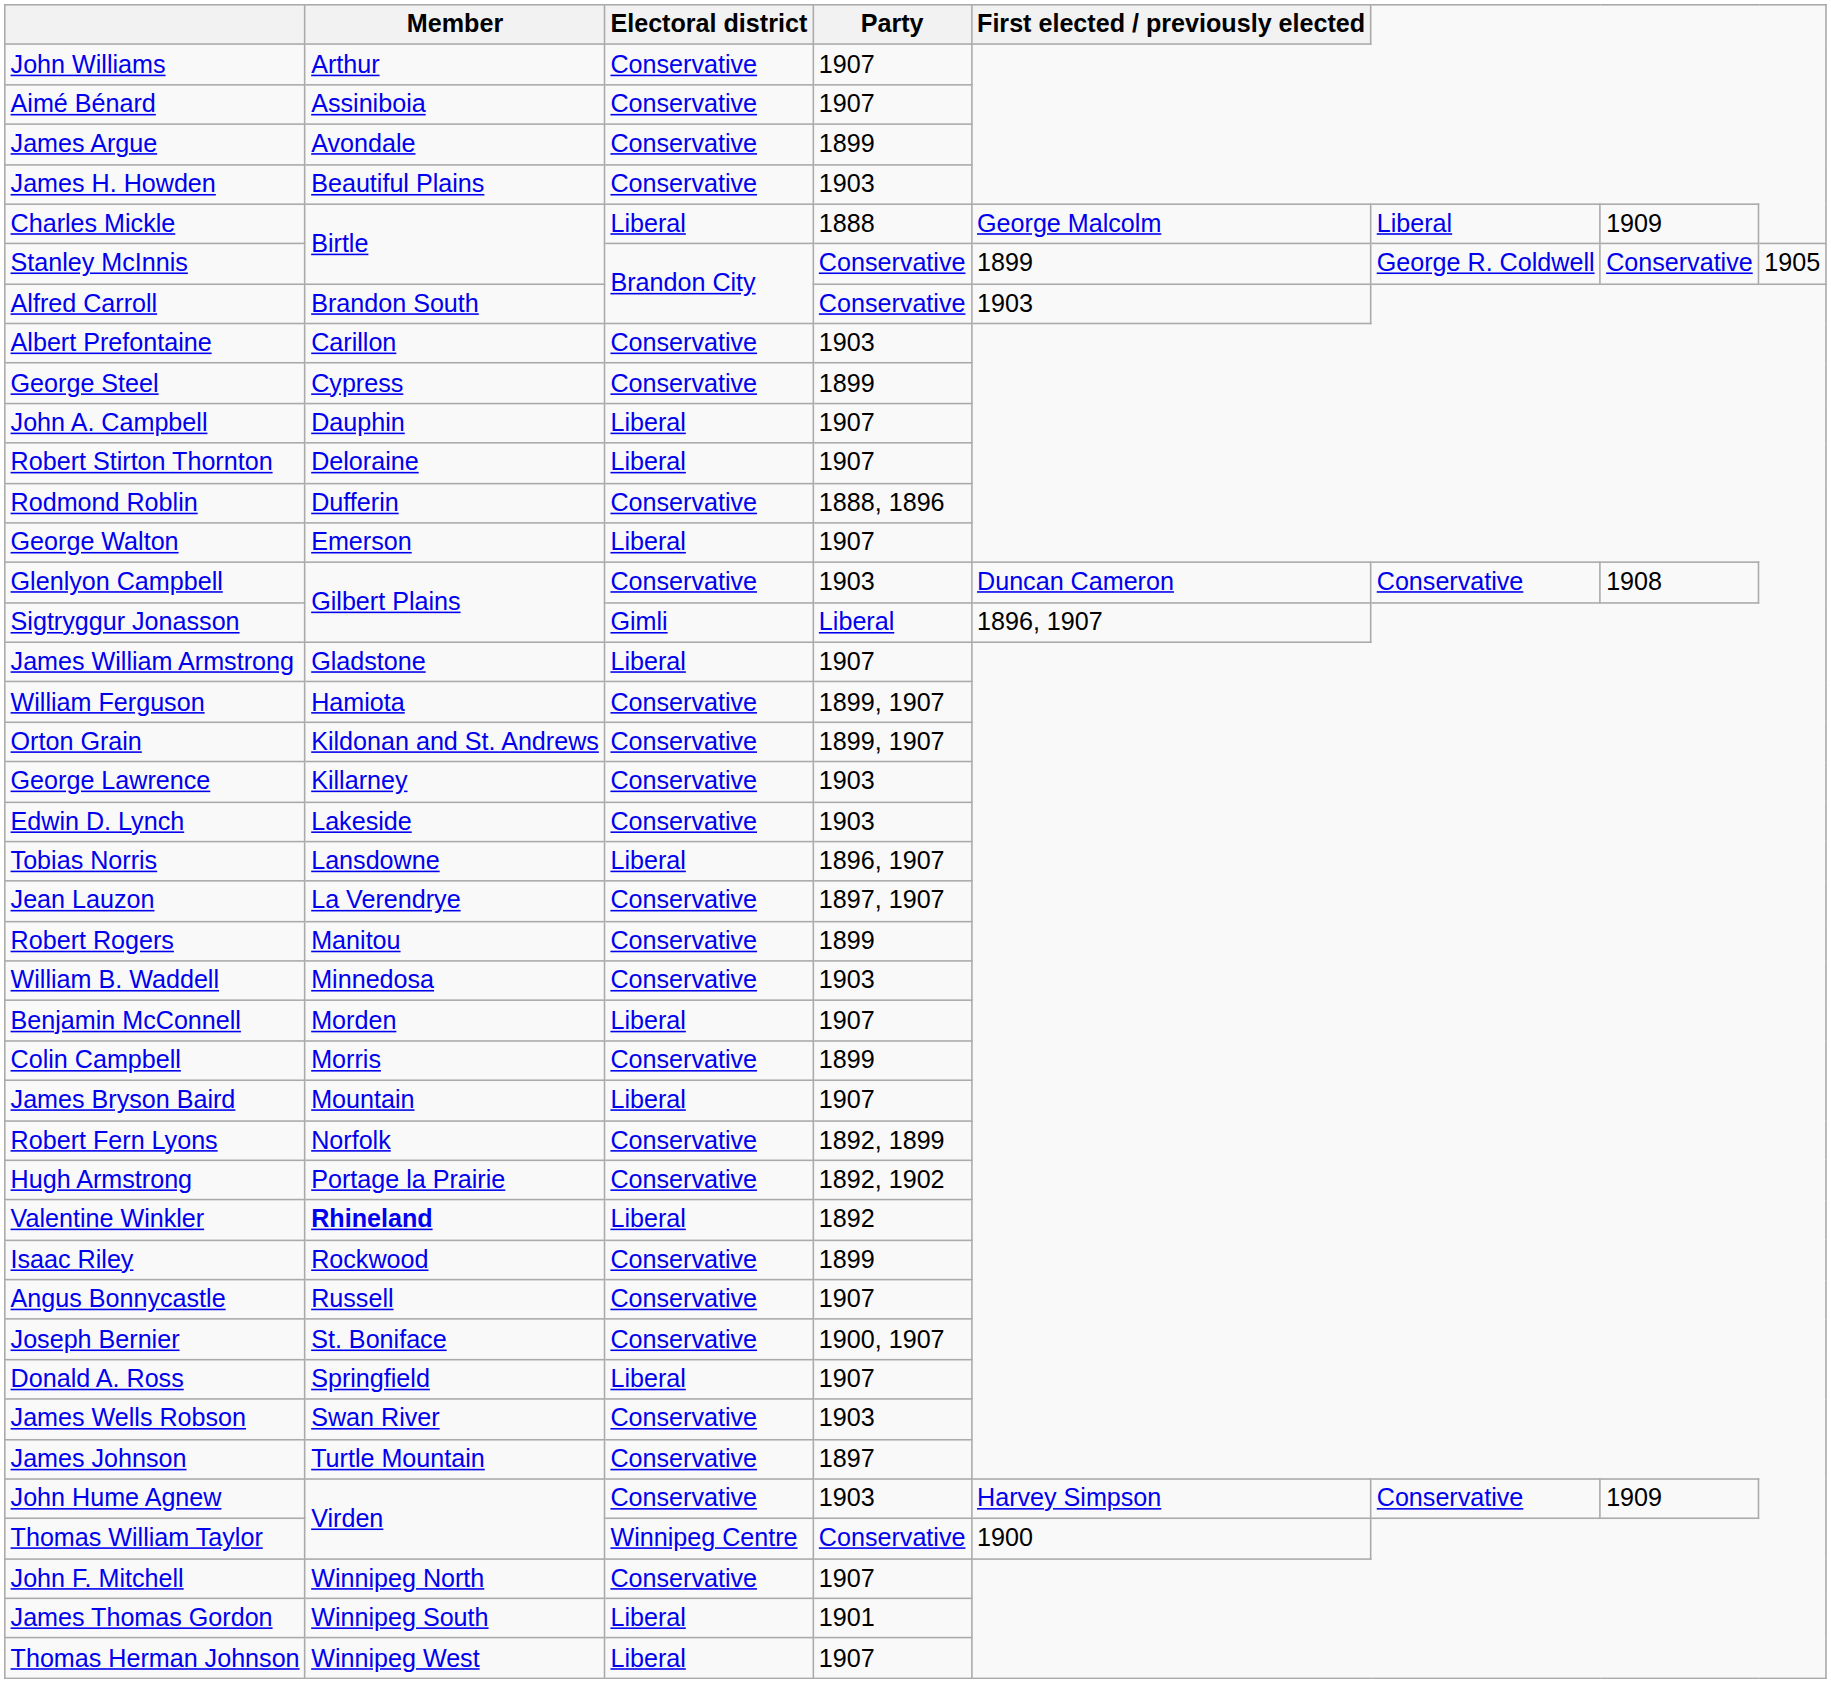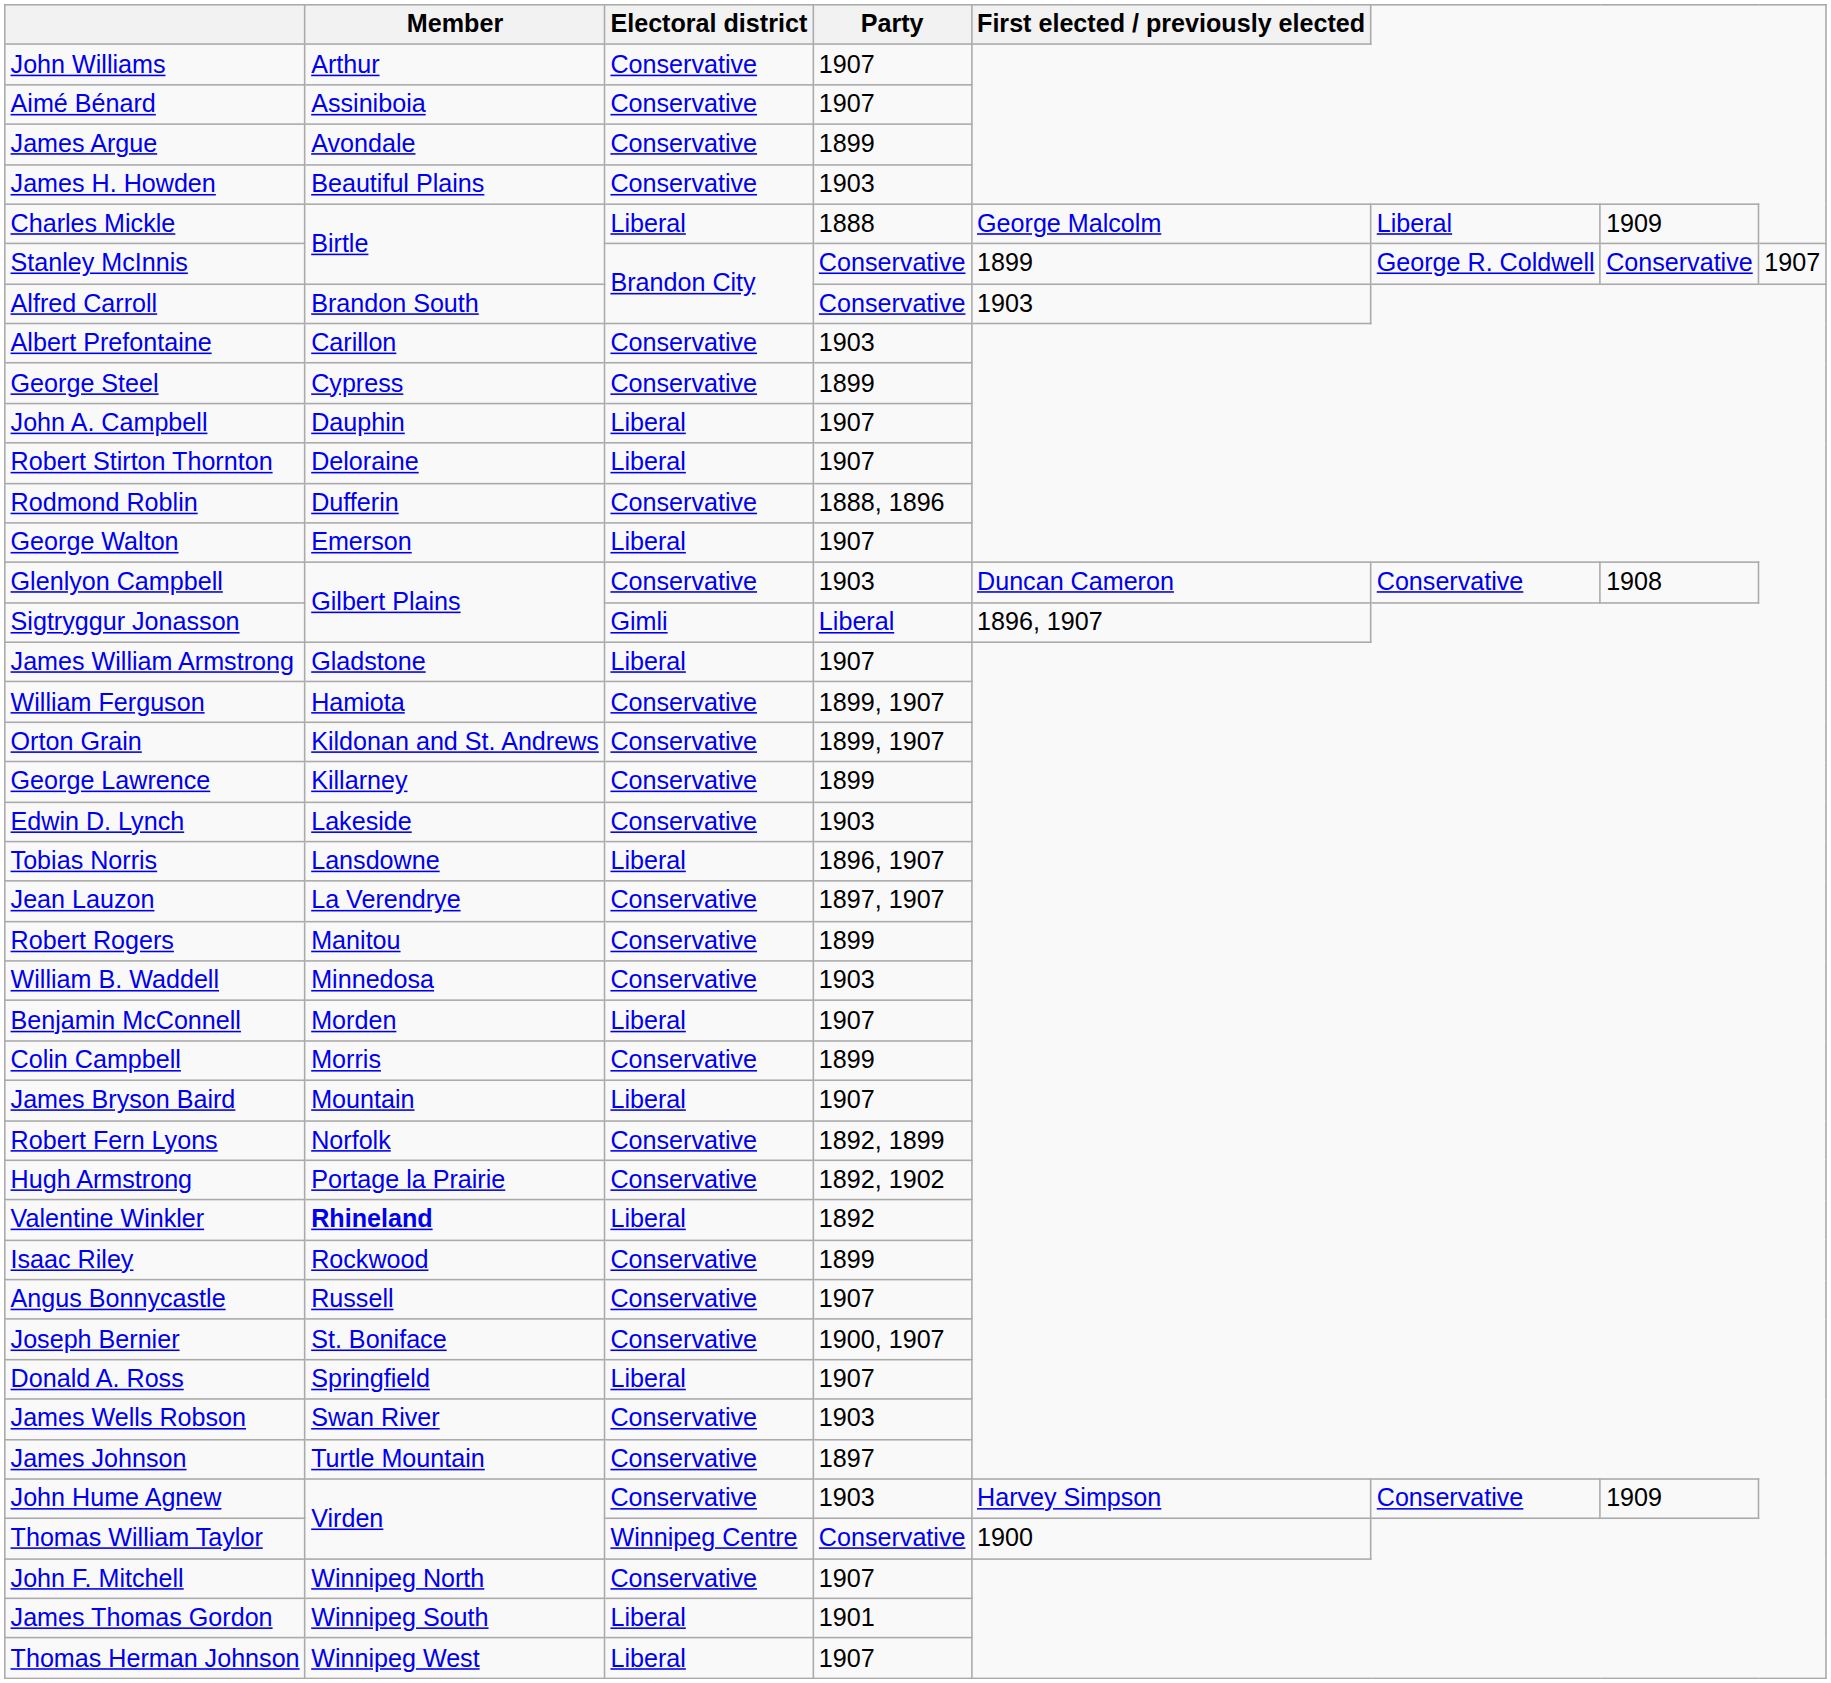(1792, 263) 1905 -> (1792, 263) 1907
(847, 781) 1903 -> (847, 781) 1899
